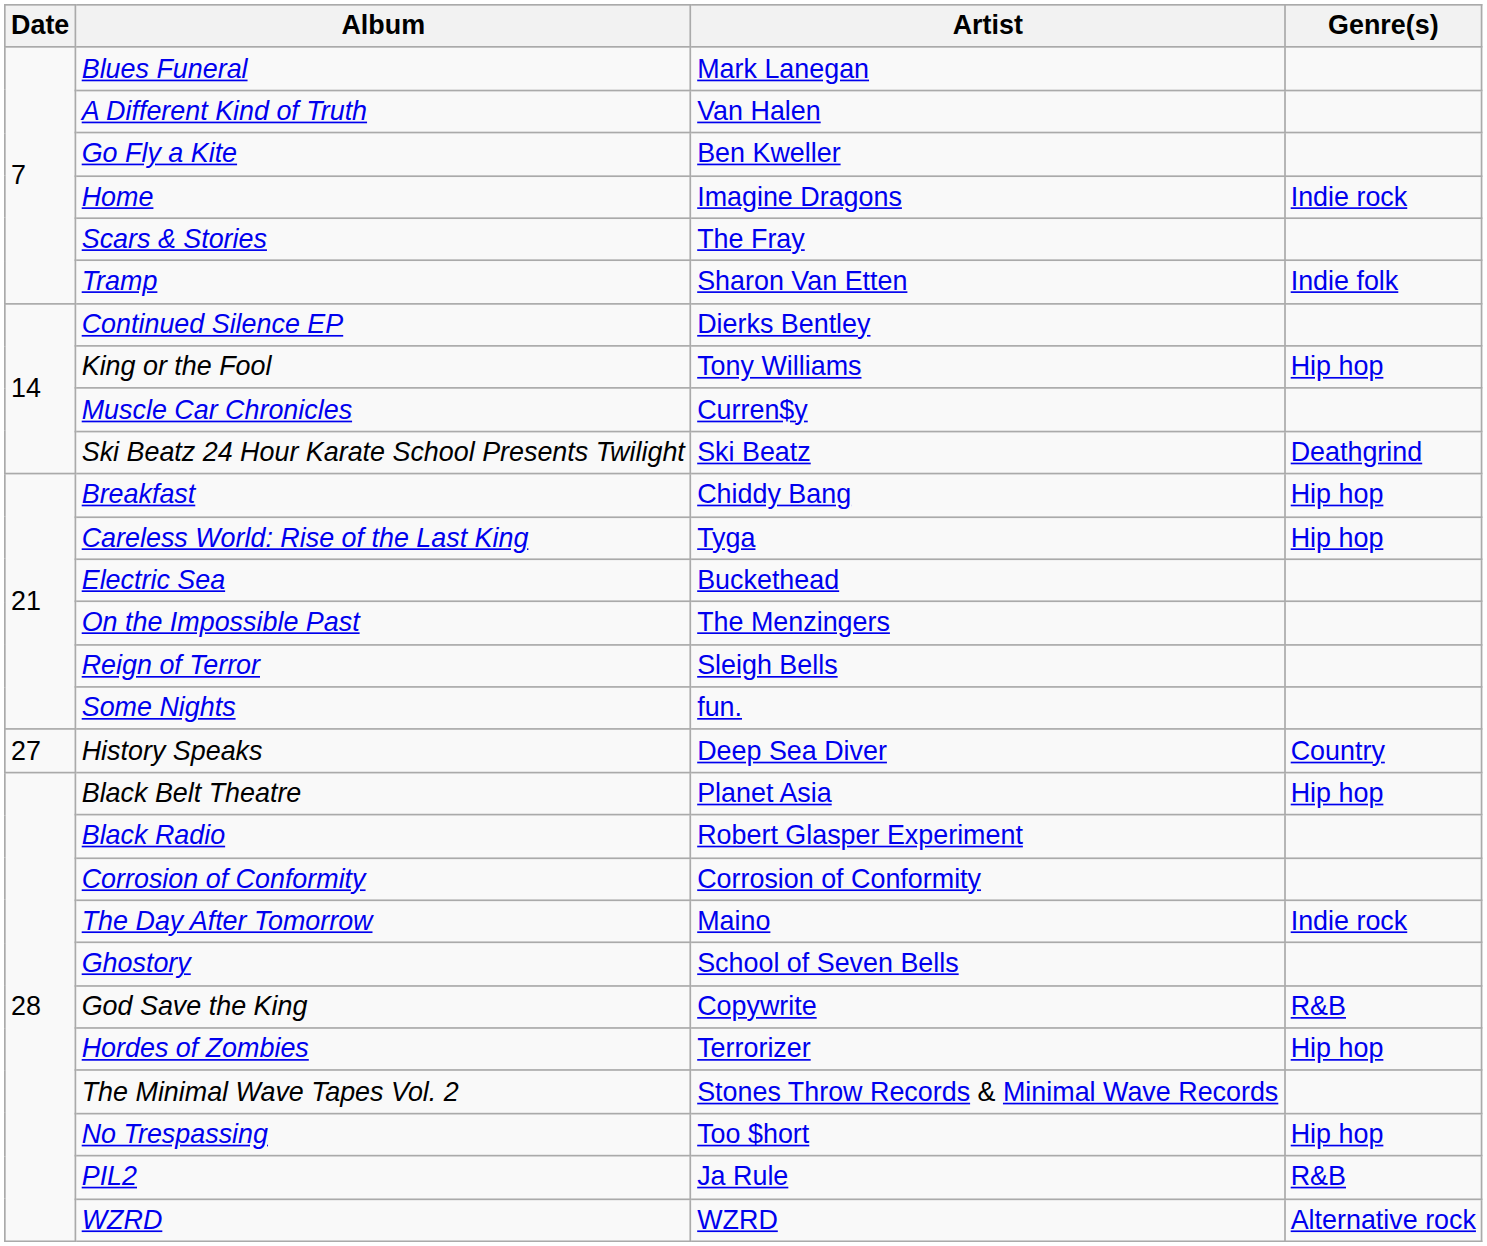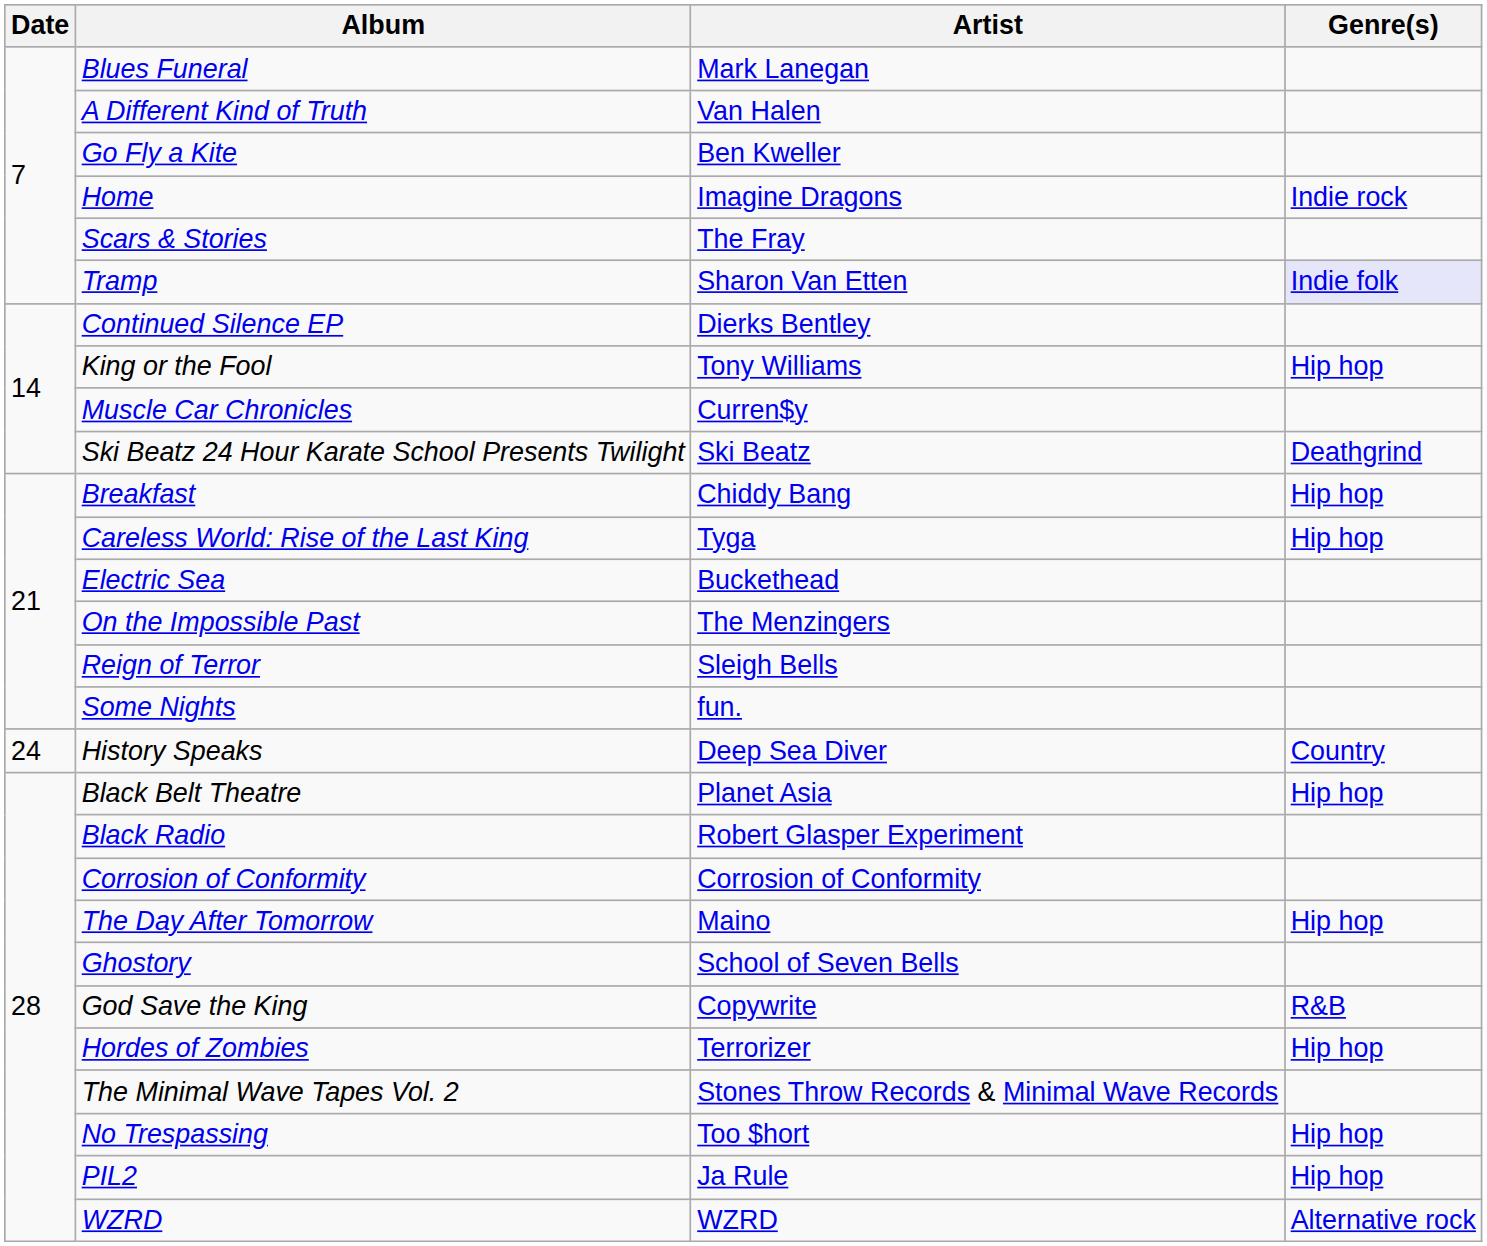(1344, 281) no background -> (1344, 281) lavender background
(26, 750) 27 -> (26, 750) 24
(1349, 921) Indie rock -> (1337, 921) Hip hop
(1318, 1176) R&B -> (1337, 1176) Hip hop
